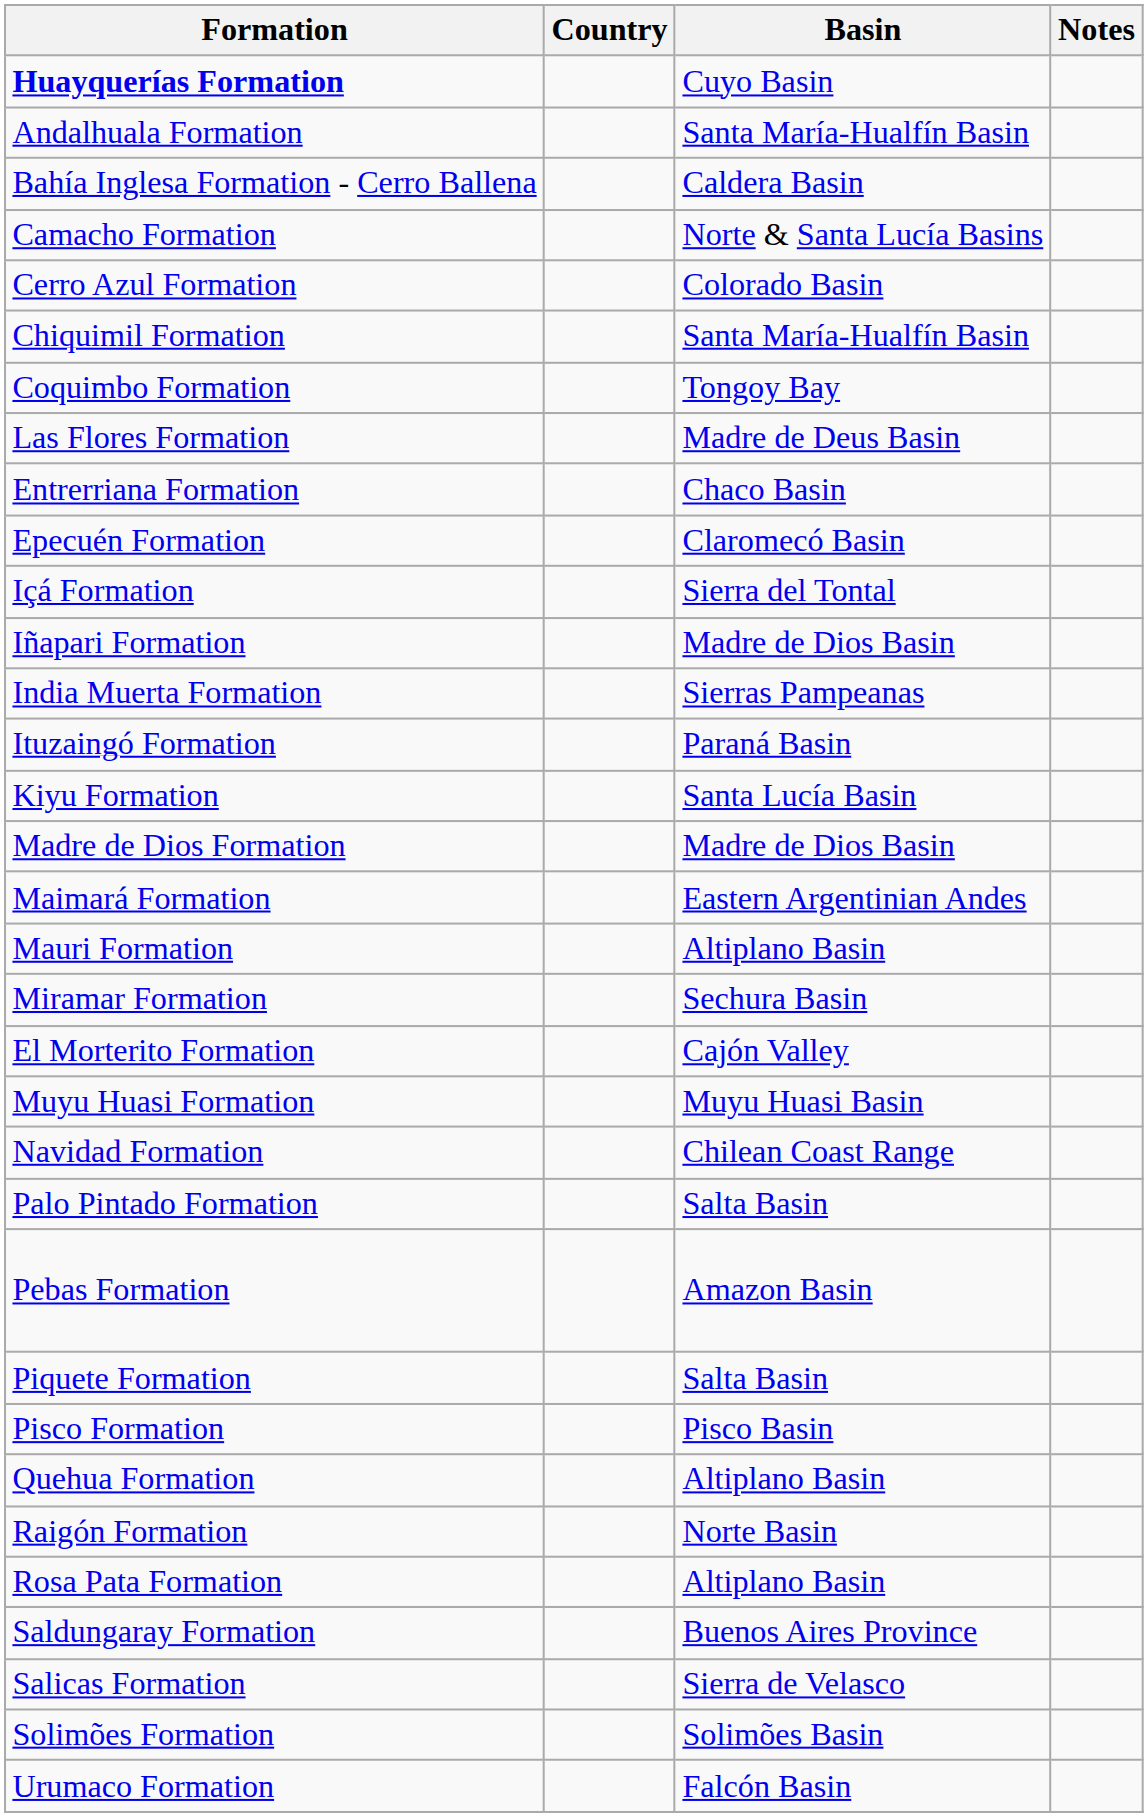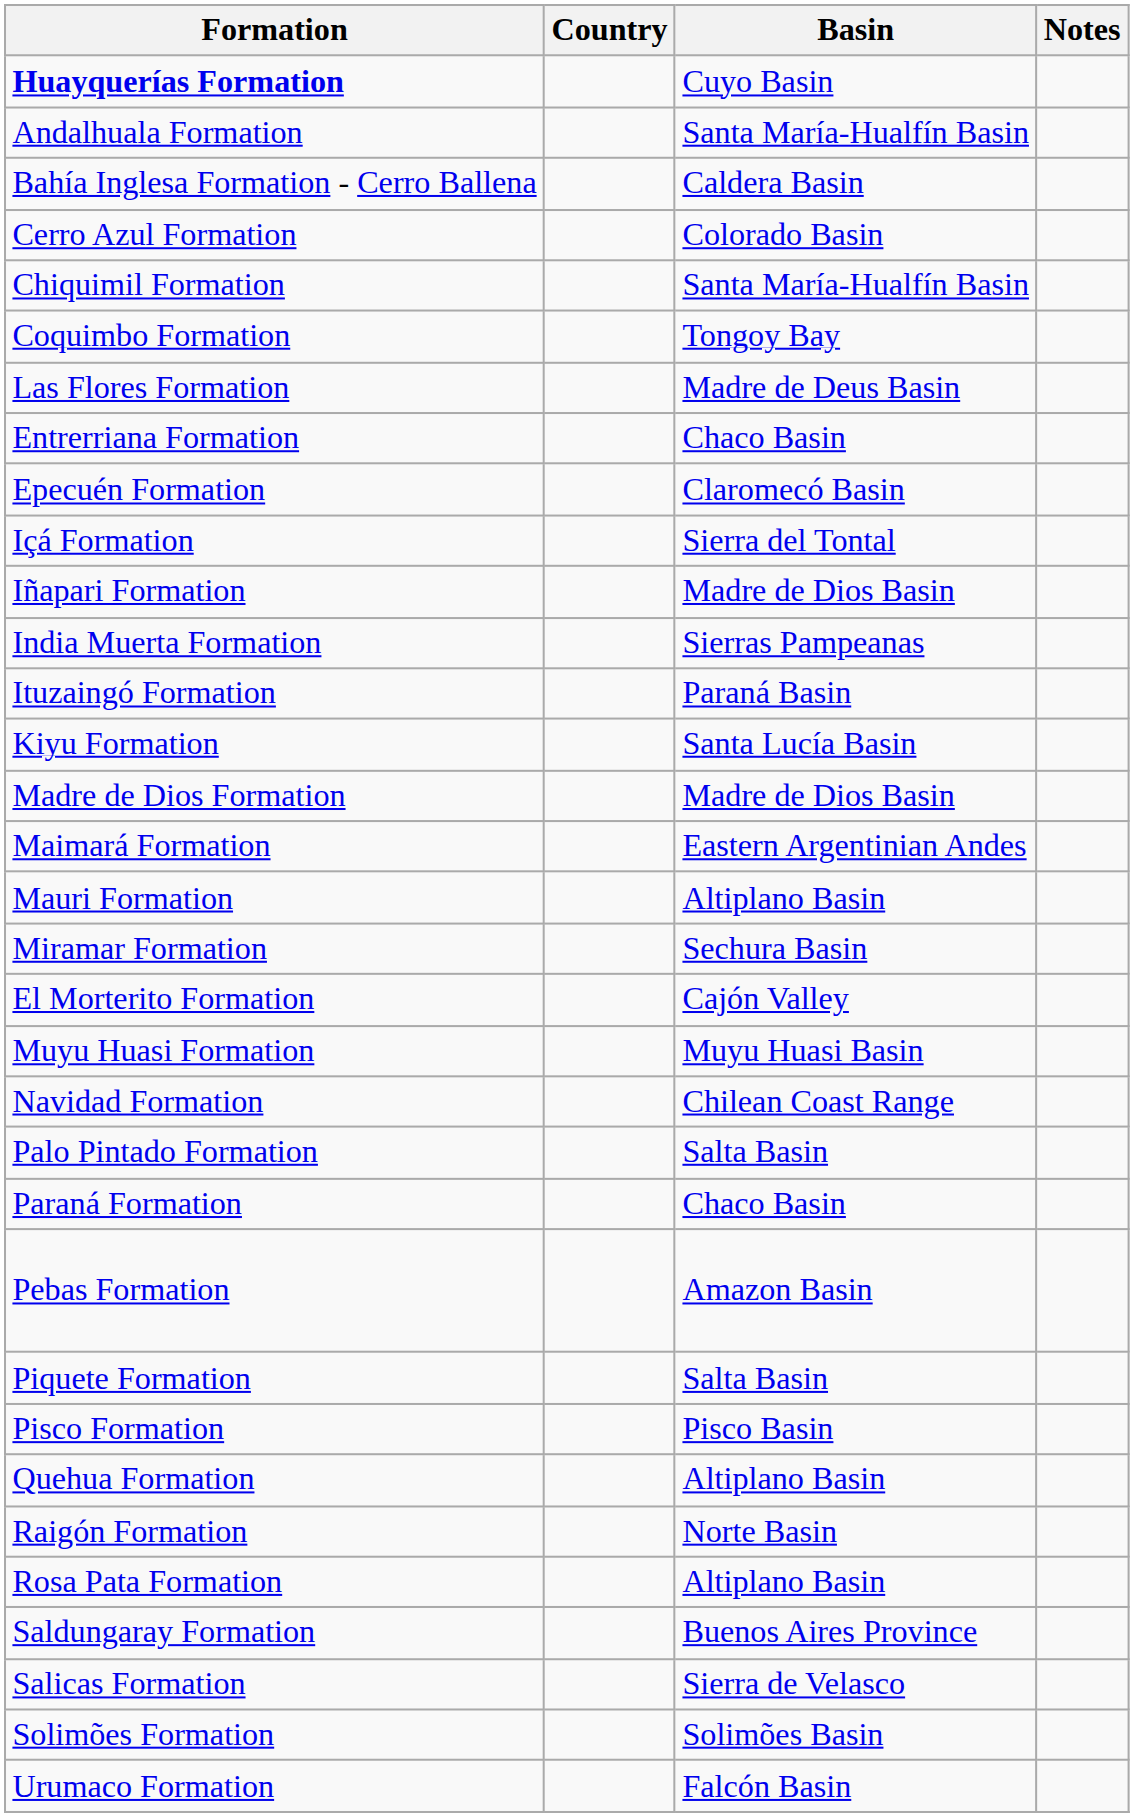- row: (144, 234)
+ row: (127, 1203)
